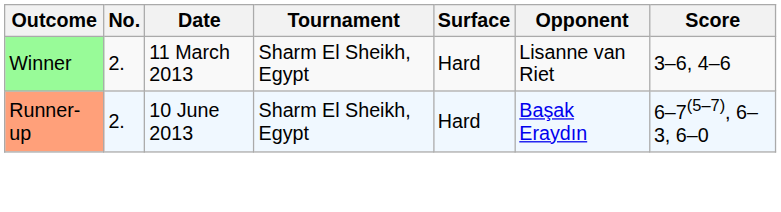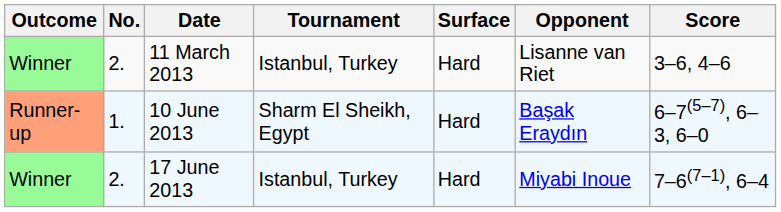(335, 63) Sharm El Sheikh, Egypt -> (328, 63) Istanbul, Turkey
(117, 120) 2. -> (117, 120) 1.
+ row: (184, 178)
